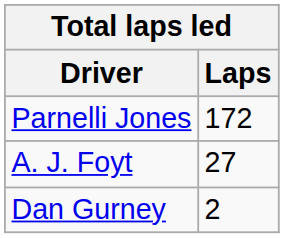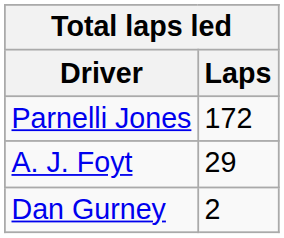(221, 163) 27 -> (221, 163) 29
